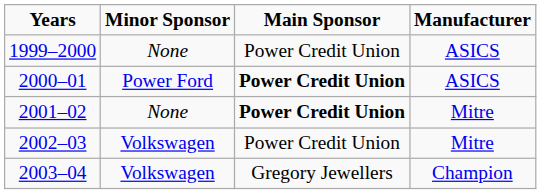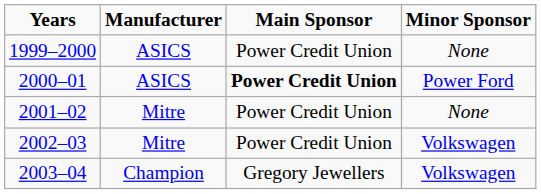columns swapped: (472, 19) <-> (168, 19)
(322, 111) bold -> (314, 111) normal
